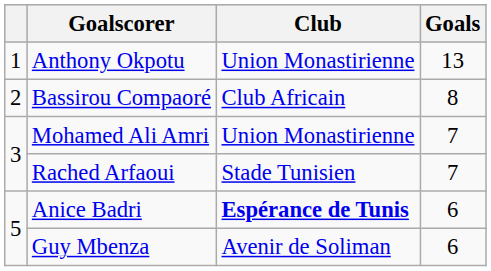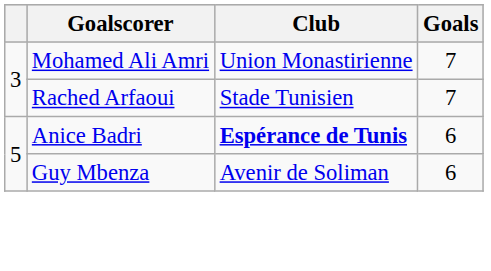- row: (108, 60)
- row: (121, 98)
